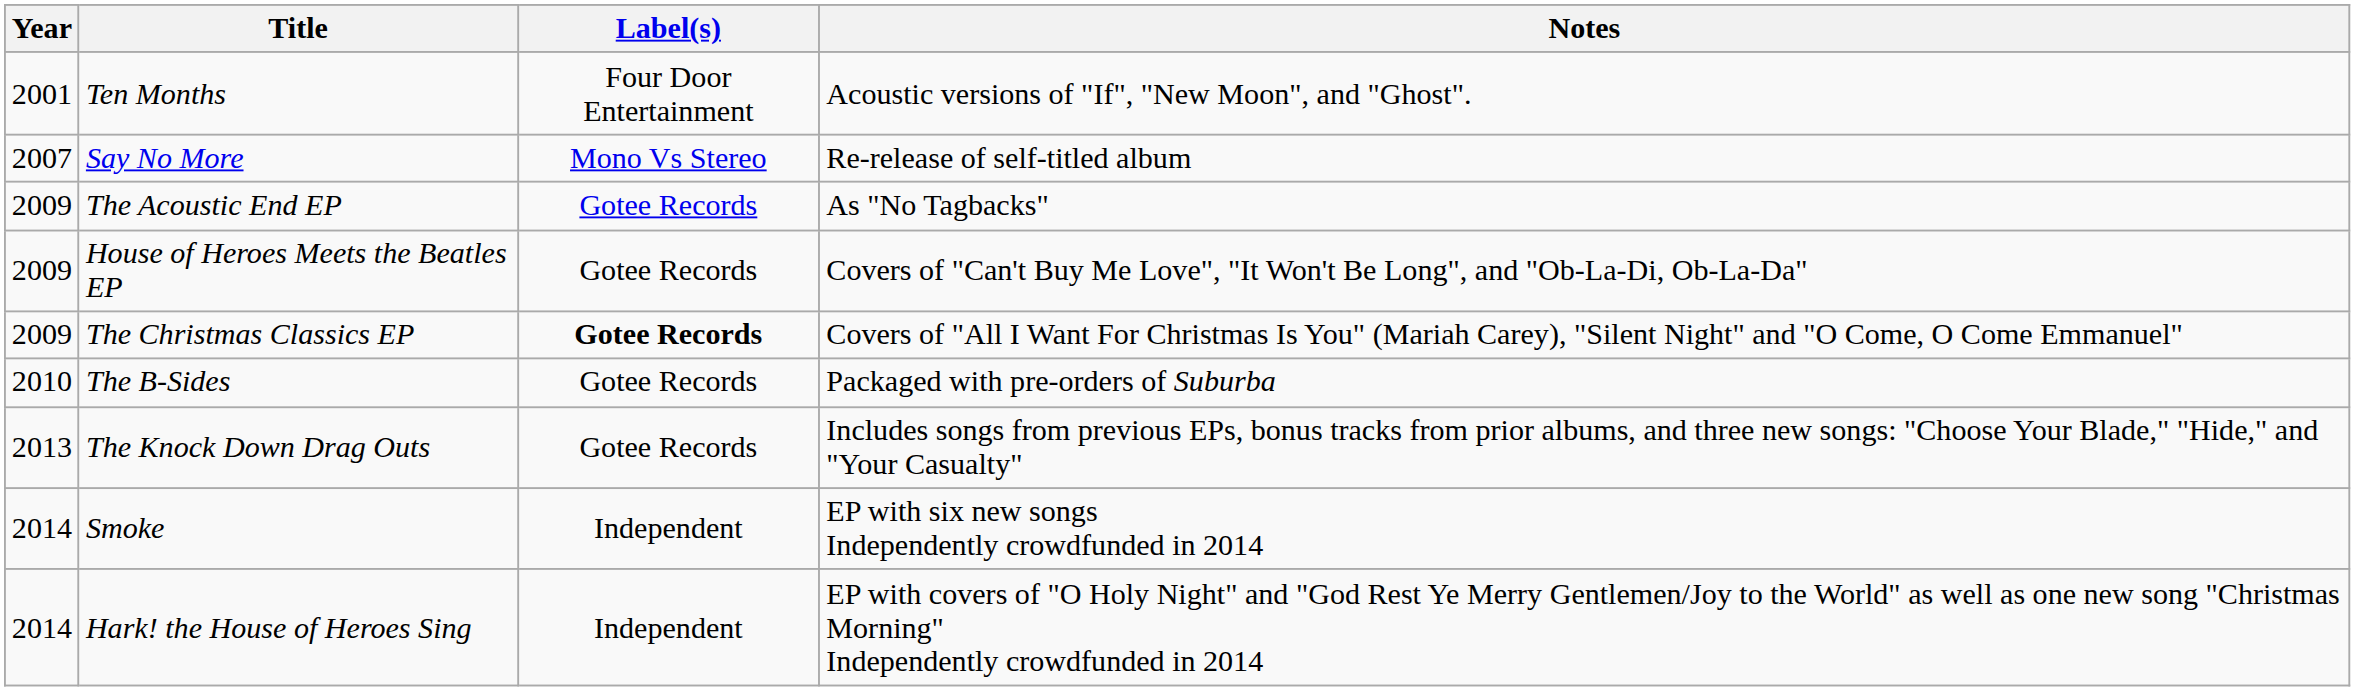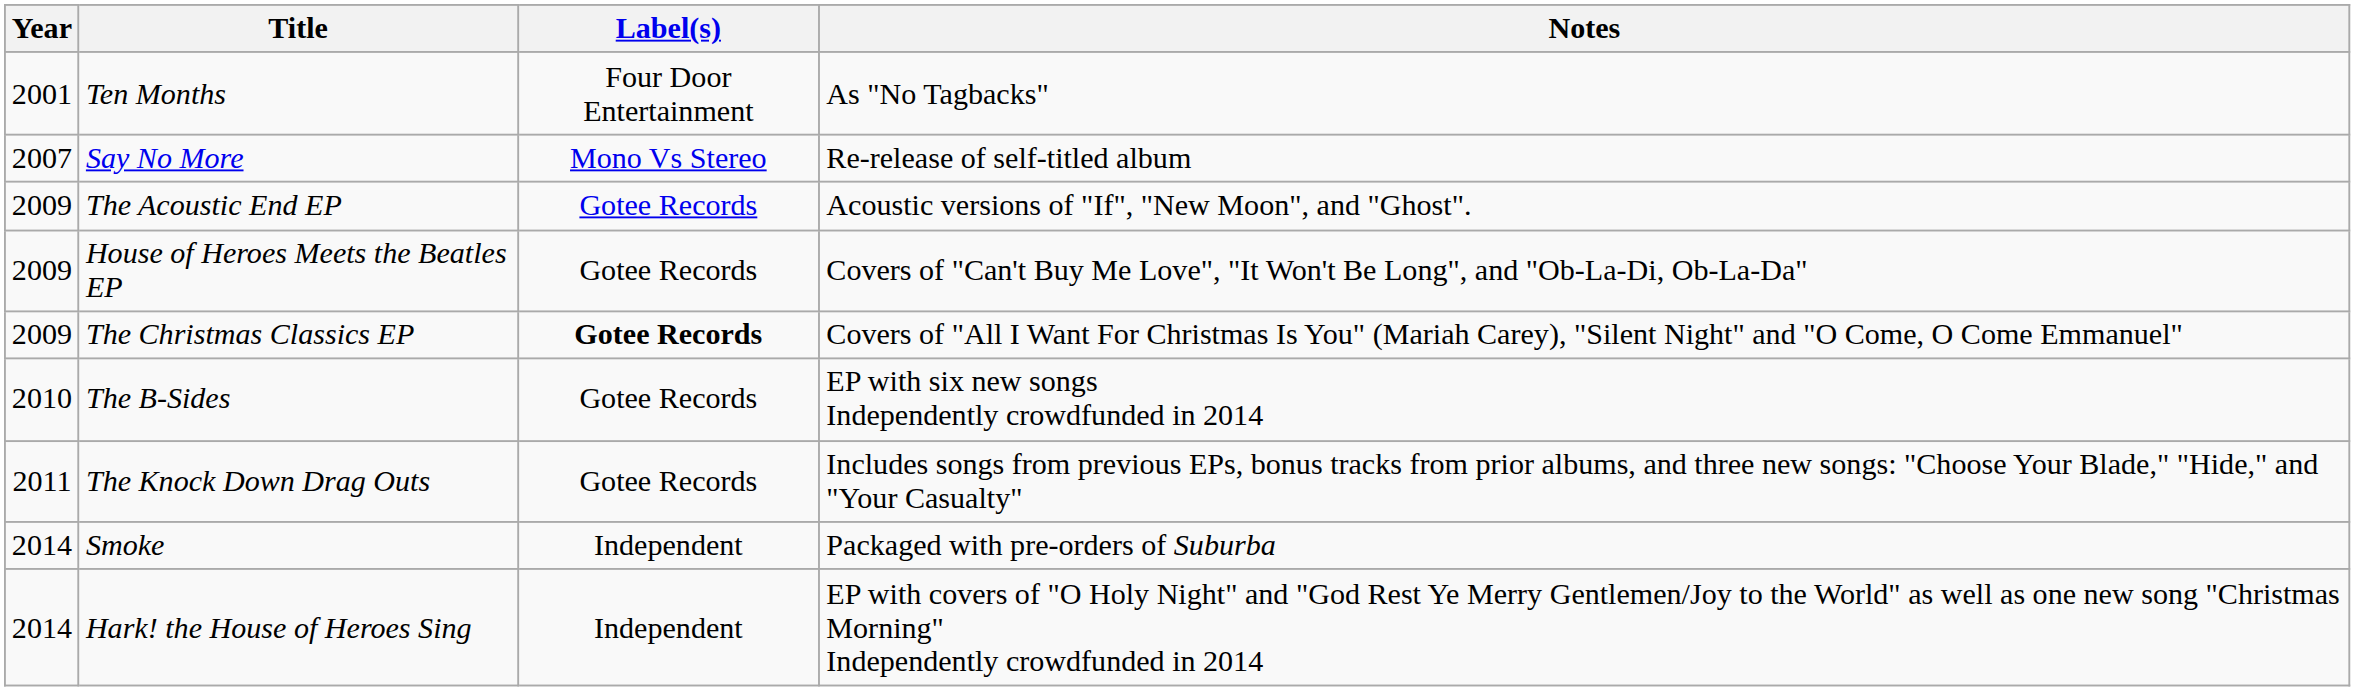(1149, 92) Acoustic versions of "If", "New Moon", and "Ghost". -> (938, 92) As "No Tagbacks"
(938, 205) As "No Tagbacks" -> (1149, 205) Acoustic versions of "If", "New Moon", and "Ghost".
(1051, 382) Packaged with pre-orders of Suburba -> (1045, 399) EP with six new songs Independently crowdfunded in 2014
(42, 446) 2013 -> (42, 480) 2011
(1045, 528) EP with six new songs Independently crowdfunded in 2014 -> (1051, 545) Packaged with pre-orders of Suburba
